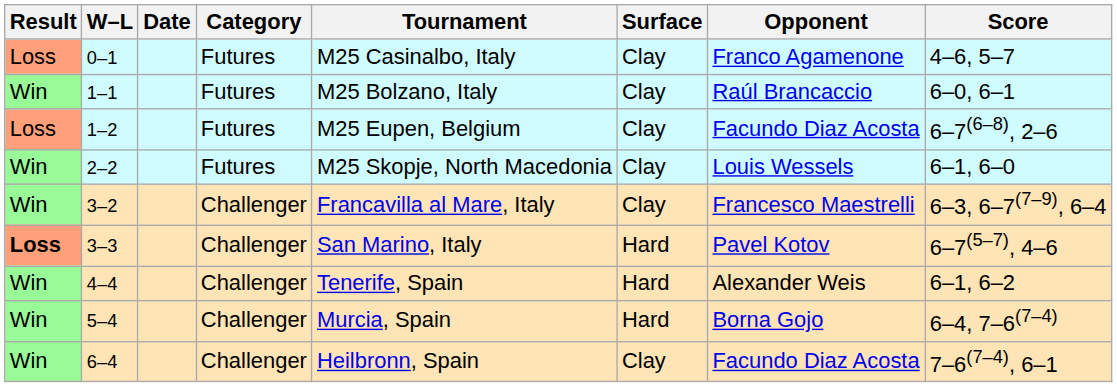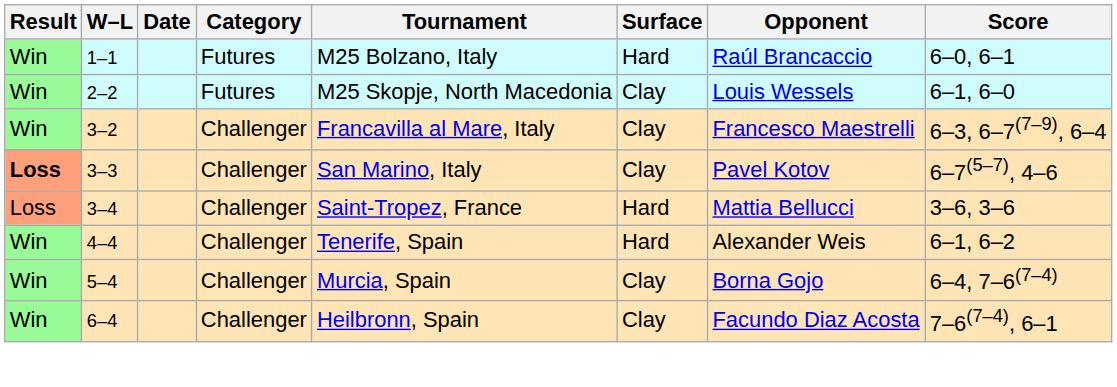- row: (102, 58)
(644, 91) Clay -> (646, 56) Hard
- row: (102, 130)
(646, 245) Hard -> (644, 169) Clay
+ row: (102, 208)
(646, 320) Hard -> (644, 280) Clay
